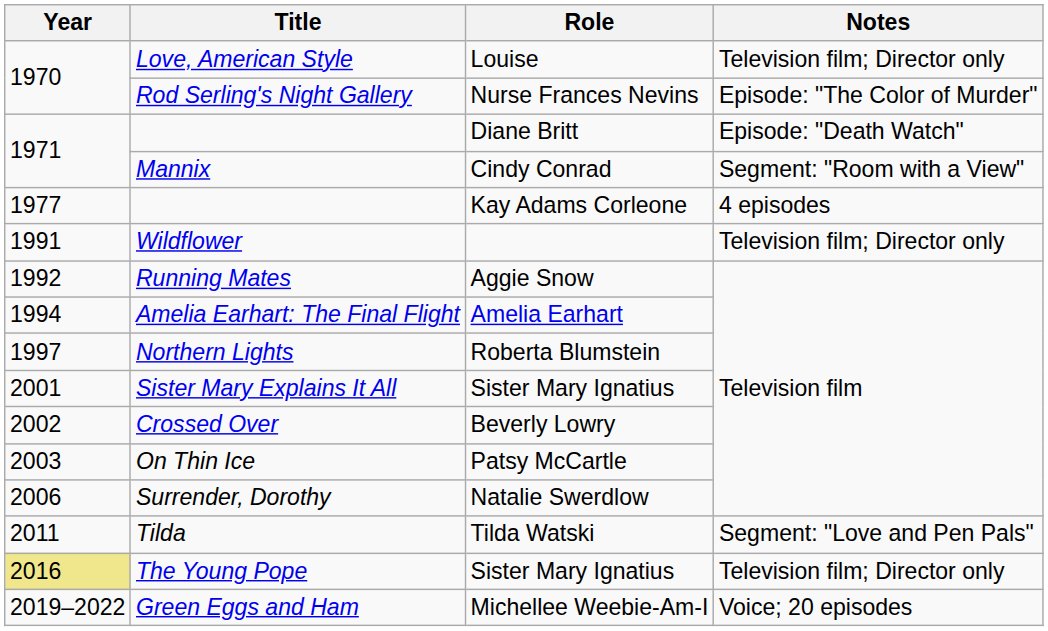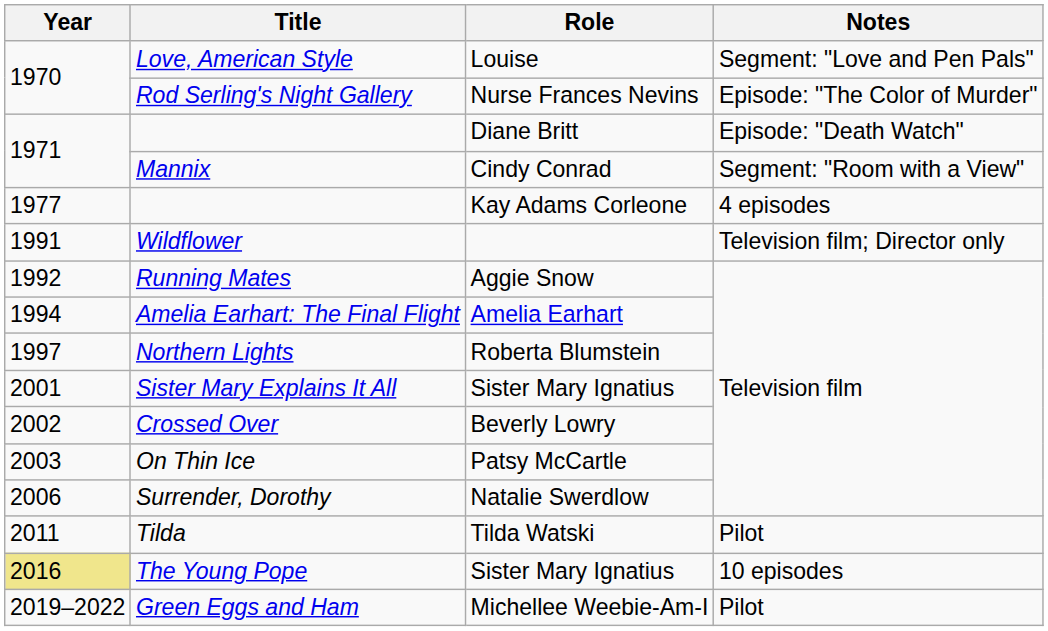(862, 59) Television film; Director only -> (876, 59) Segment: "Love and Pen Pals"
(876, 534) Segment: "Love and Pen Pals" -> (741, 534) Pilot
(862, 570) Television film; Director only -> (781, 570) 10 episodes
(816, 607) Voice; 20 episodes -> (741, 607) Pilot
